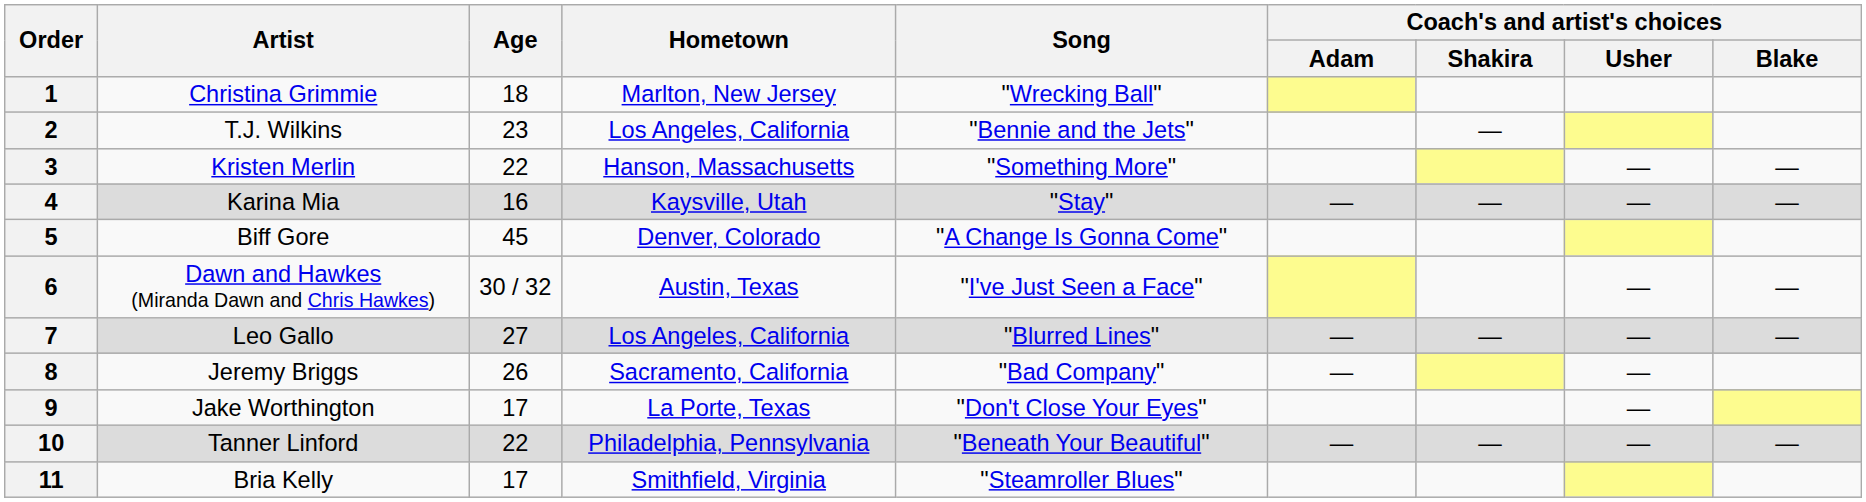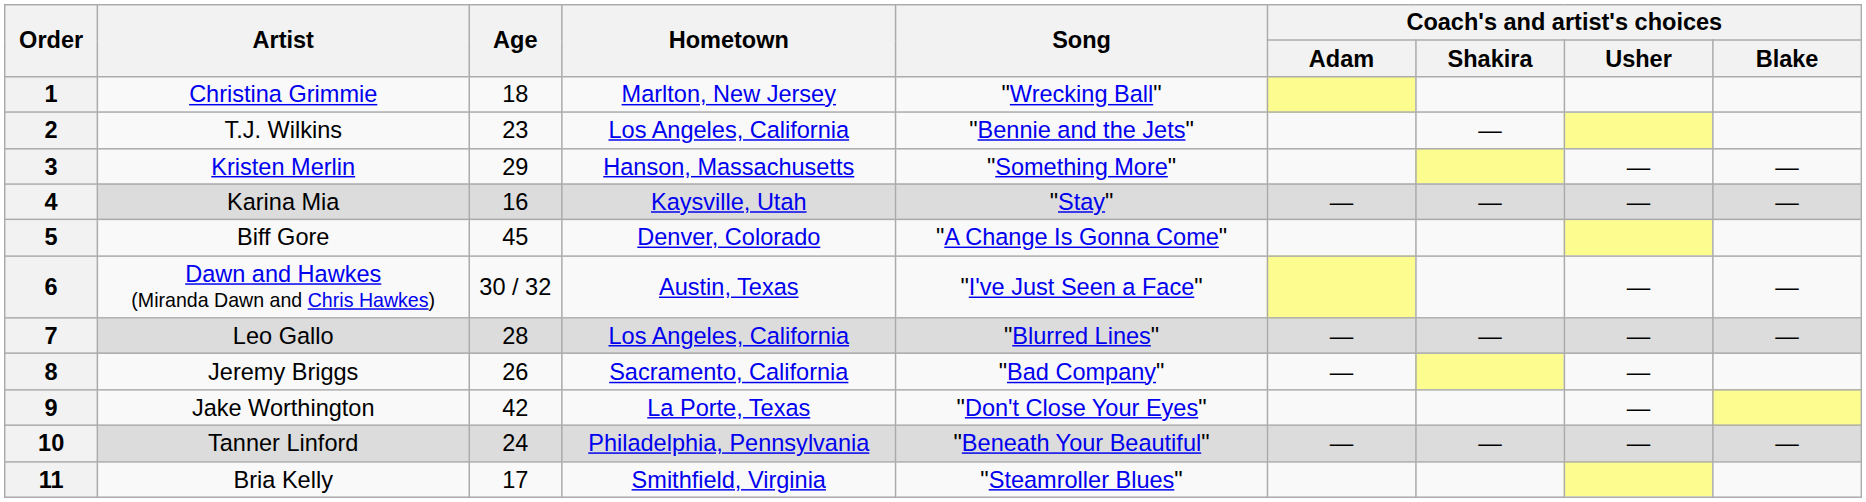(515, 166) 22 -> (515, 166) 29
(515, 336) 27 -> (515, 336) 28
(515, 407) 17 -> (515, 407) 42
(515, 443) 22 -> (515, 443) 24
